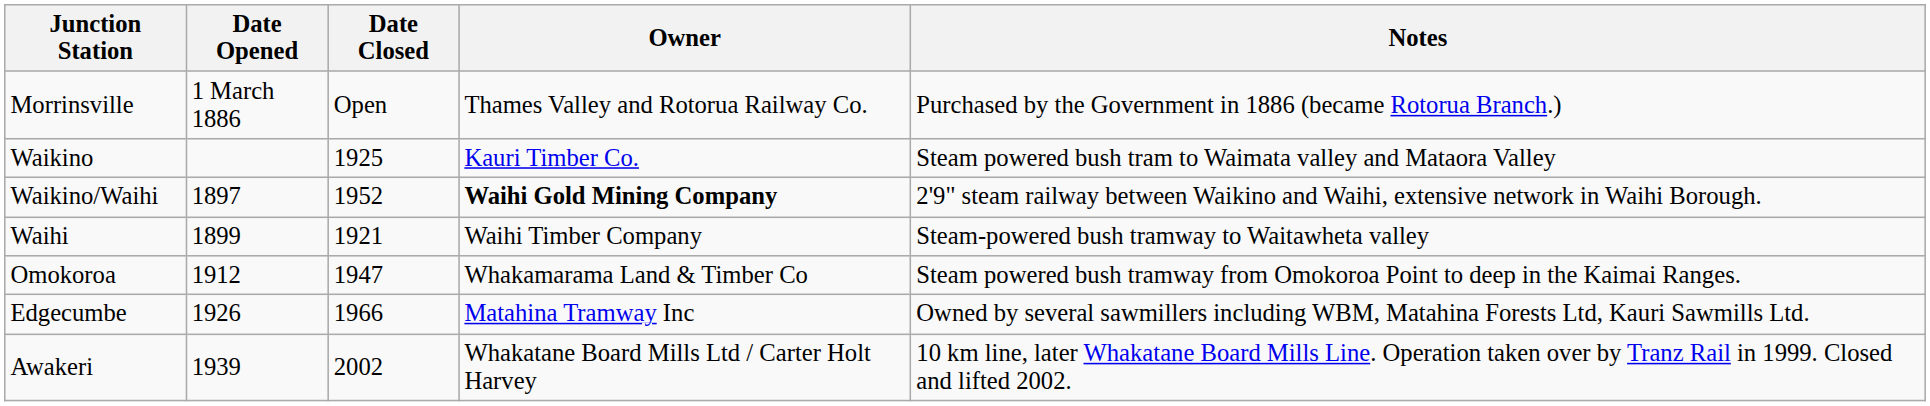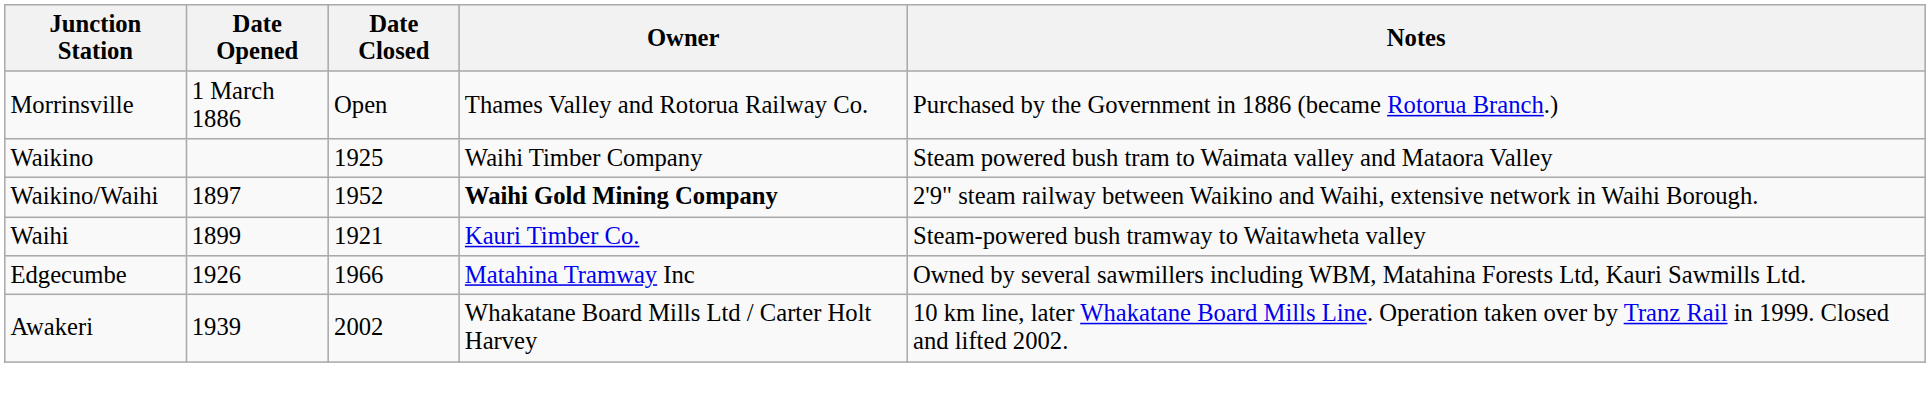(552, 157) Kauri Timber Co. -> (584, 157) Waihi Timber Company
(583, 235) Waihi Timber Company -> (552, 235) Kauri Timber Co.
- row: (63, 274)
